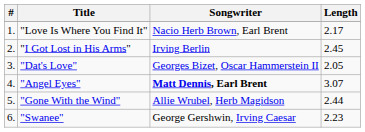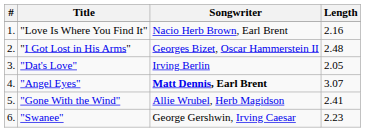(334, 30) 2.17 -> (334, 30) 2.16
(181, 48) Irving Berlin -> (236, 48) Georges Bizet, Oscar Hammerstein II
(334, 48) 2.45 -> (334, 48) 2.48
(236, 65) Georges Bizet, Oscar Hammerstein II -> (181, 65) Irving Berlin
(334, 100) 2.44 -> (334, 100) 2.41
